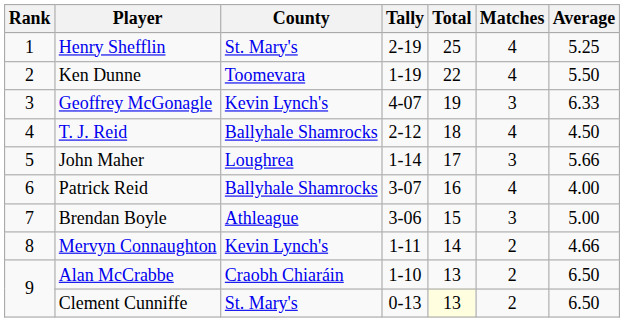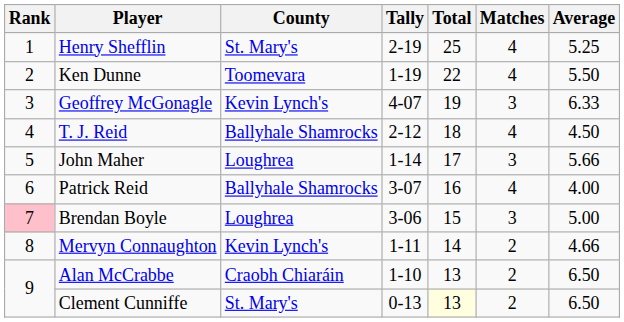(30, 217) no background -> (30, 217) pink background
(262, 217) Athleague -> (259, 217) Loughrea
